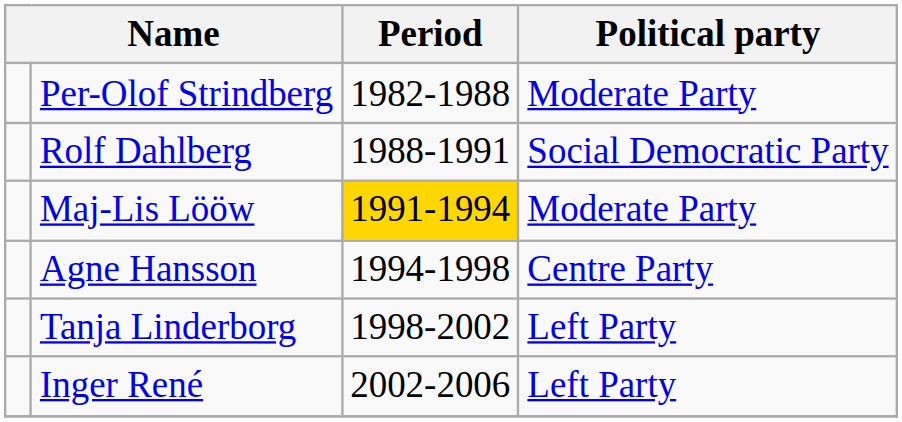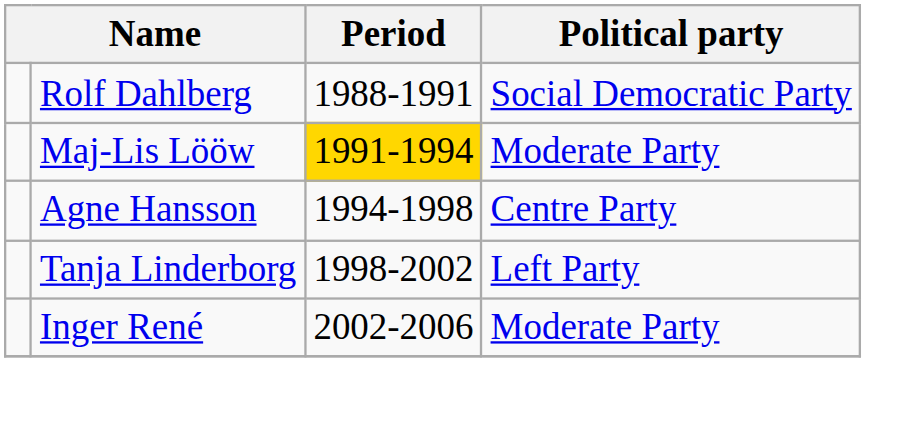- row: (187, 92)
(602, 385) Left Party -> (605, 326) Moderate Party
